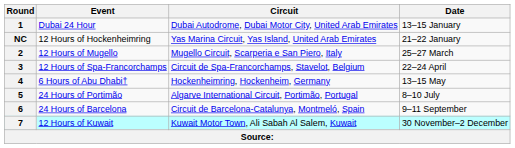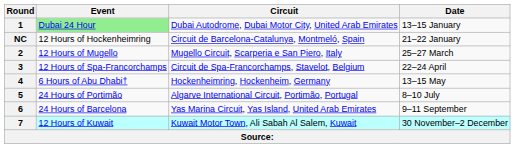(67, 25) no background -> (67, 25) lightgreen background
(274, 39) Yas Marina Circuit, Yas Island, United Arab Emirates -> (268, 39) Circuit de Barcelona-Catalunya, Montmeló, Spain
(268, 108) Circuit de Barcelona-Catalunya, Montmeló, Spain -> (274, 108) Yas Marina Circuit, Yas Island, United Arab Emirates
